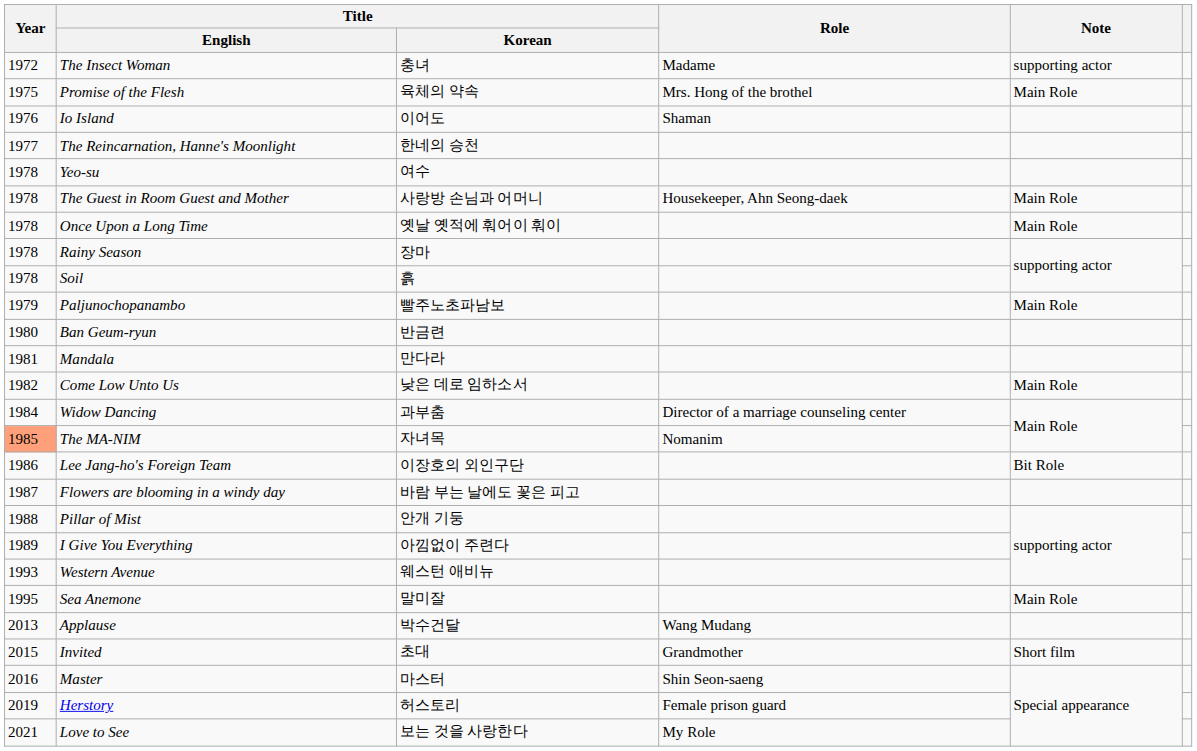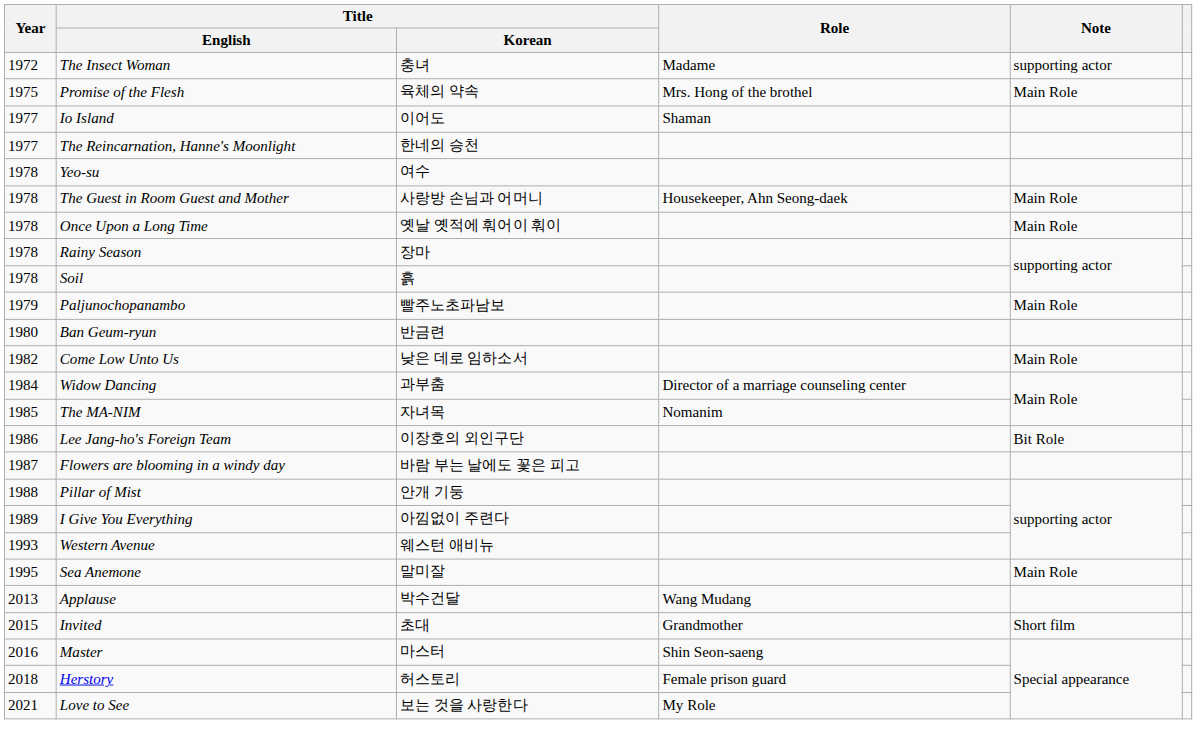(23, 118) 1976 -> (23, 118) 1977
- row: (87, 358)
(23, 438) lightsalmon background -> (23, 412) no background
(23, 705) 2019 -> (23, 679) 2018
